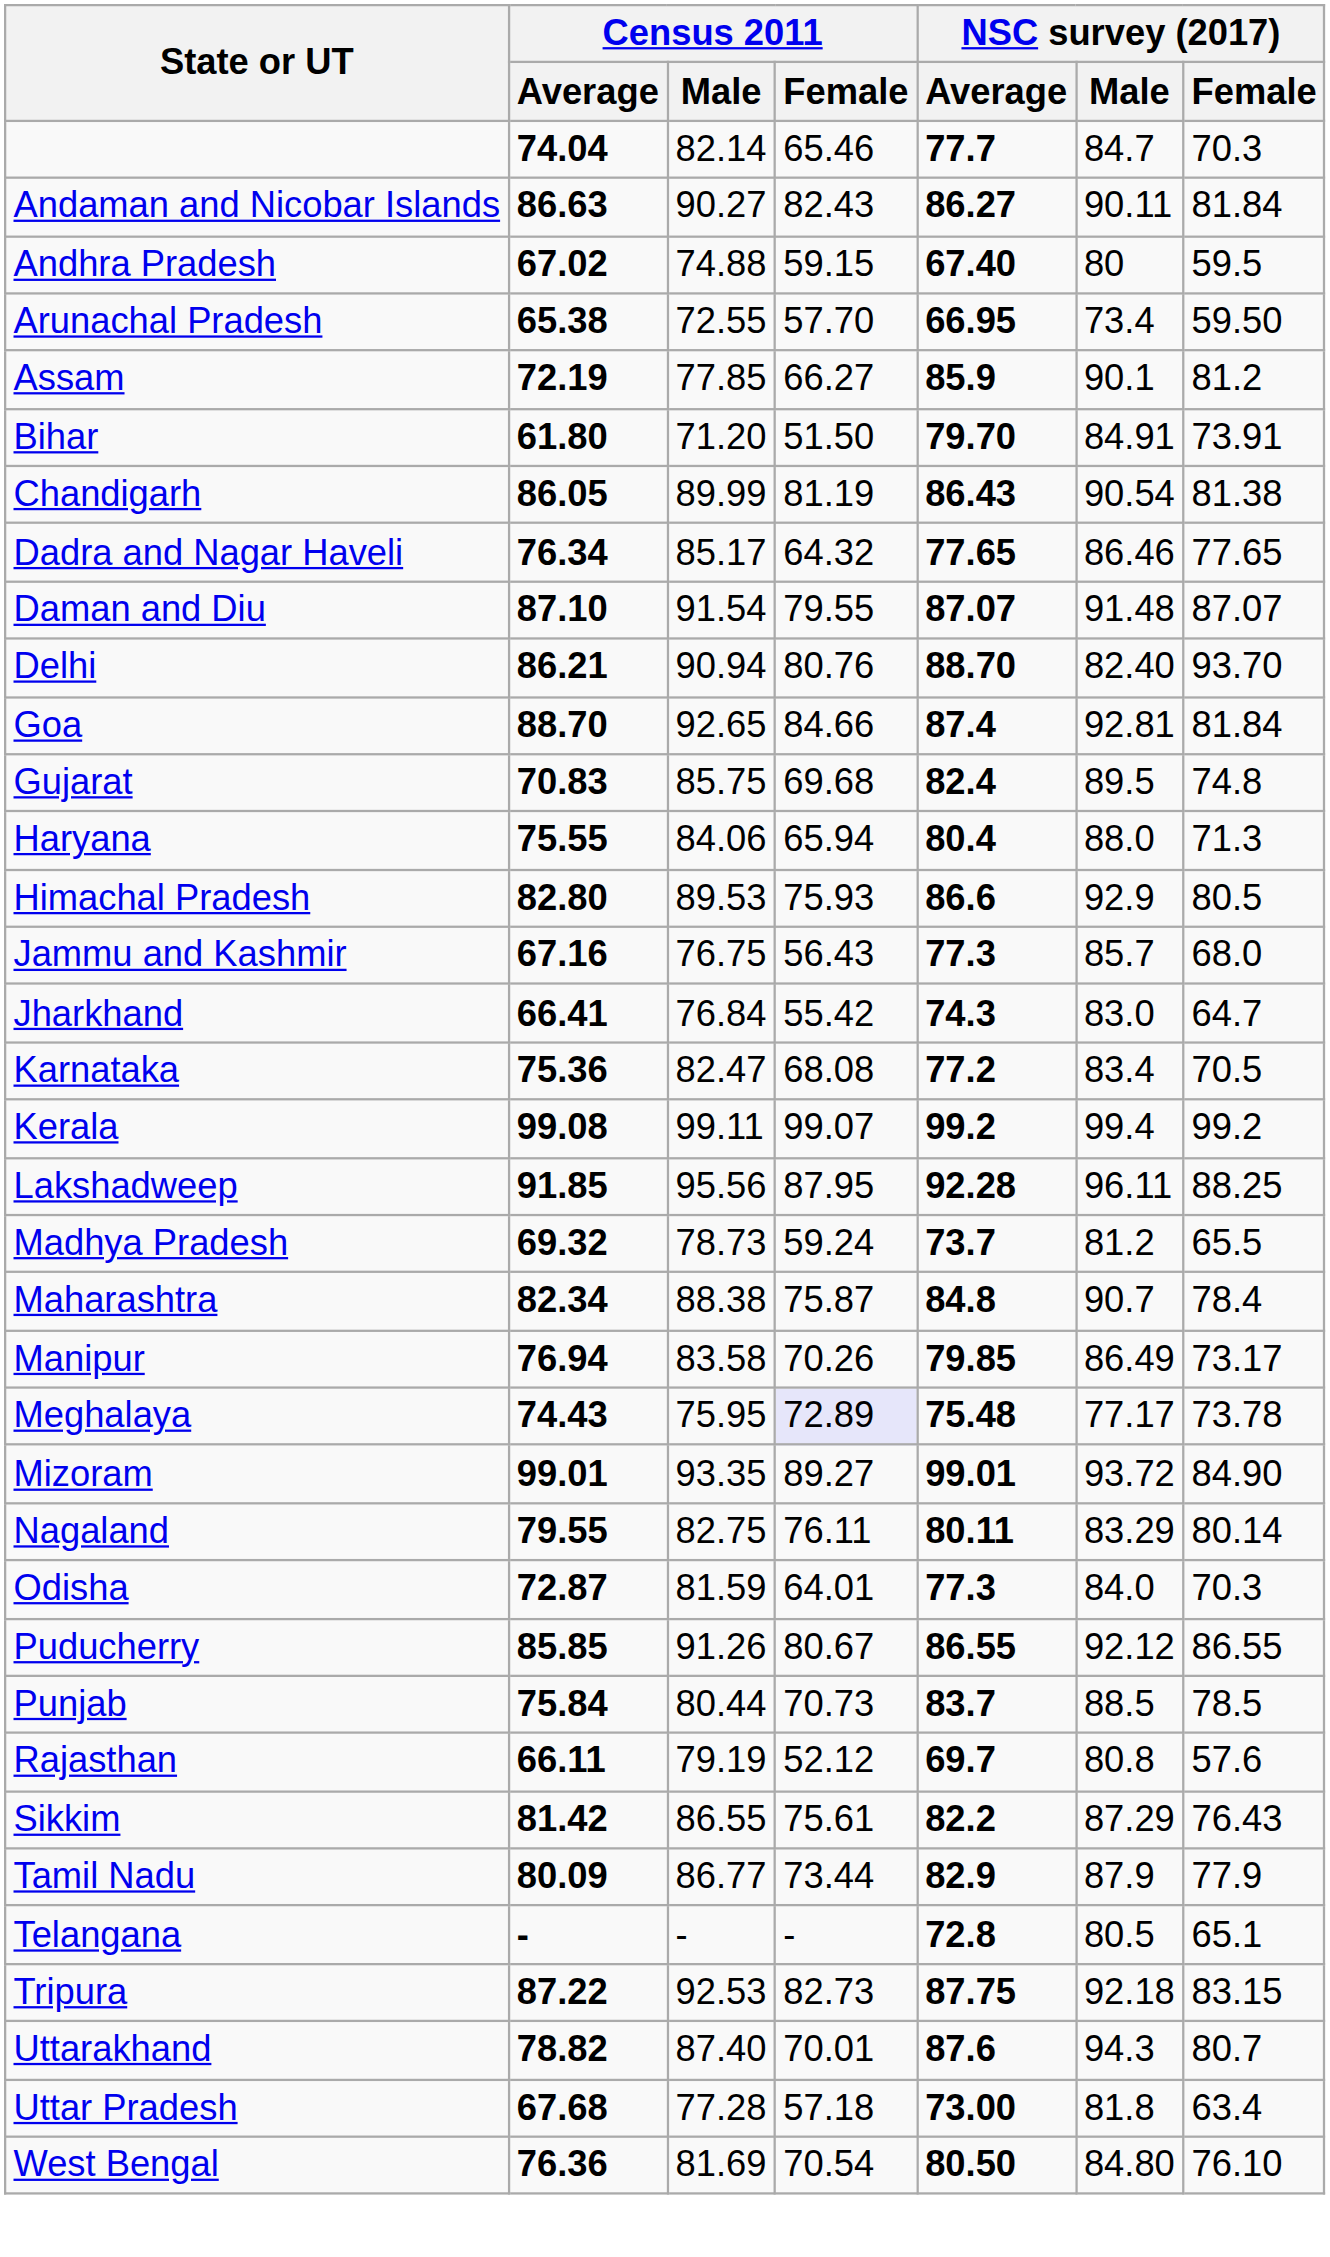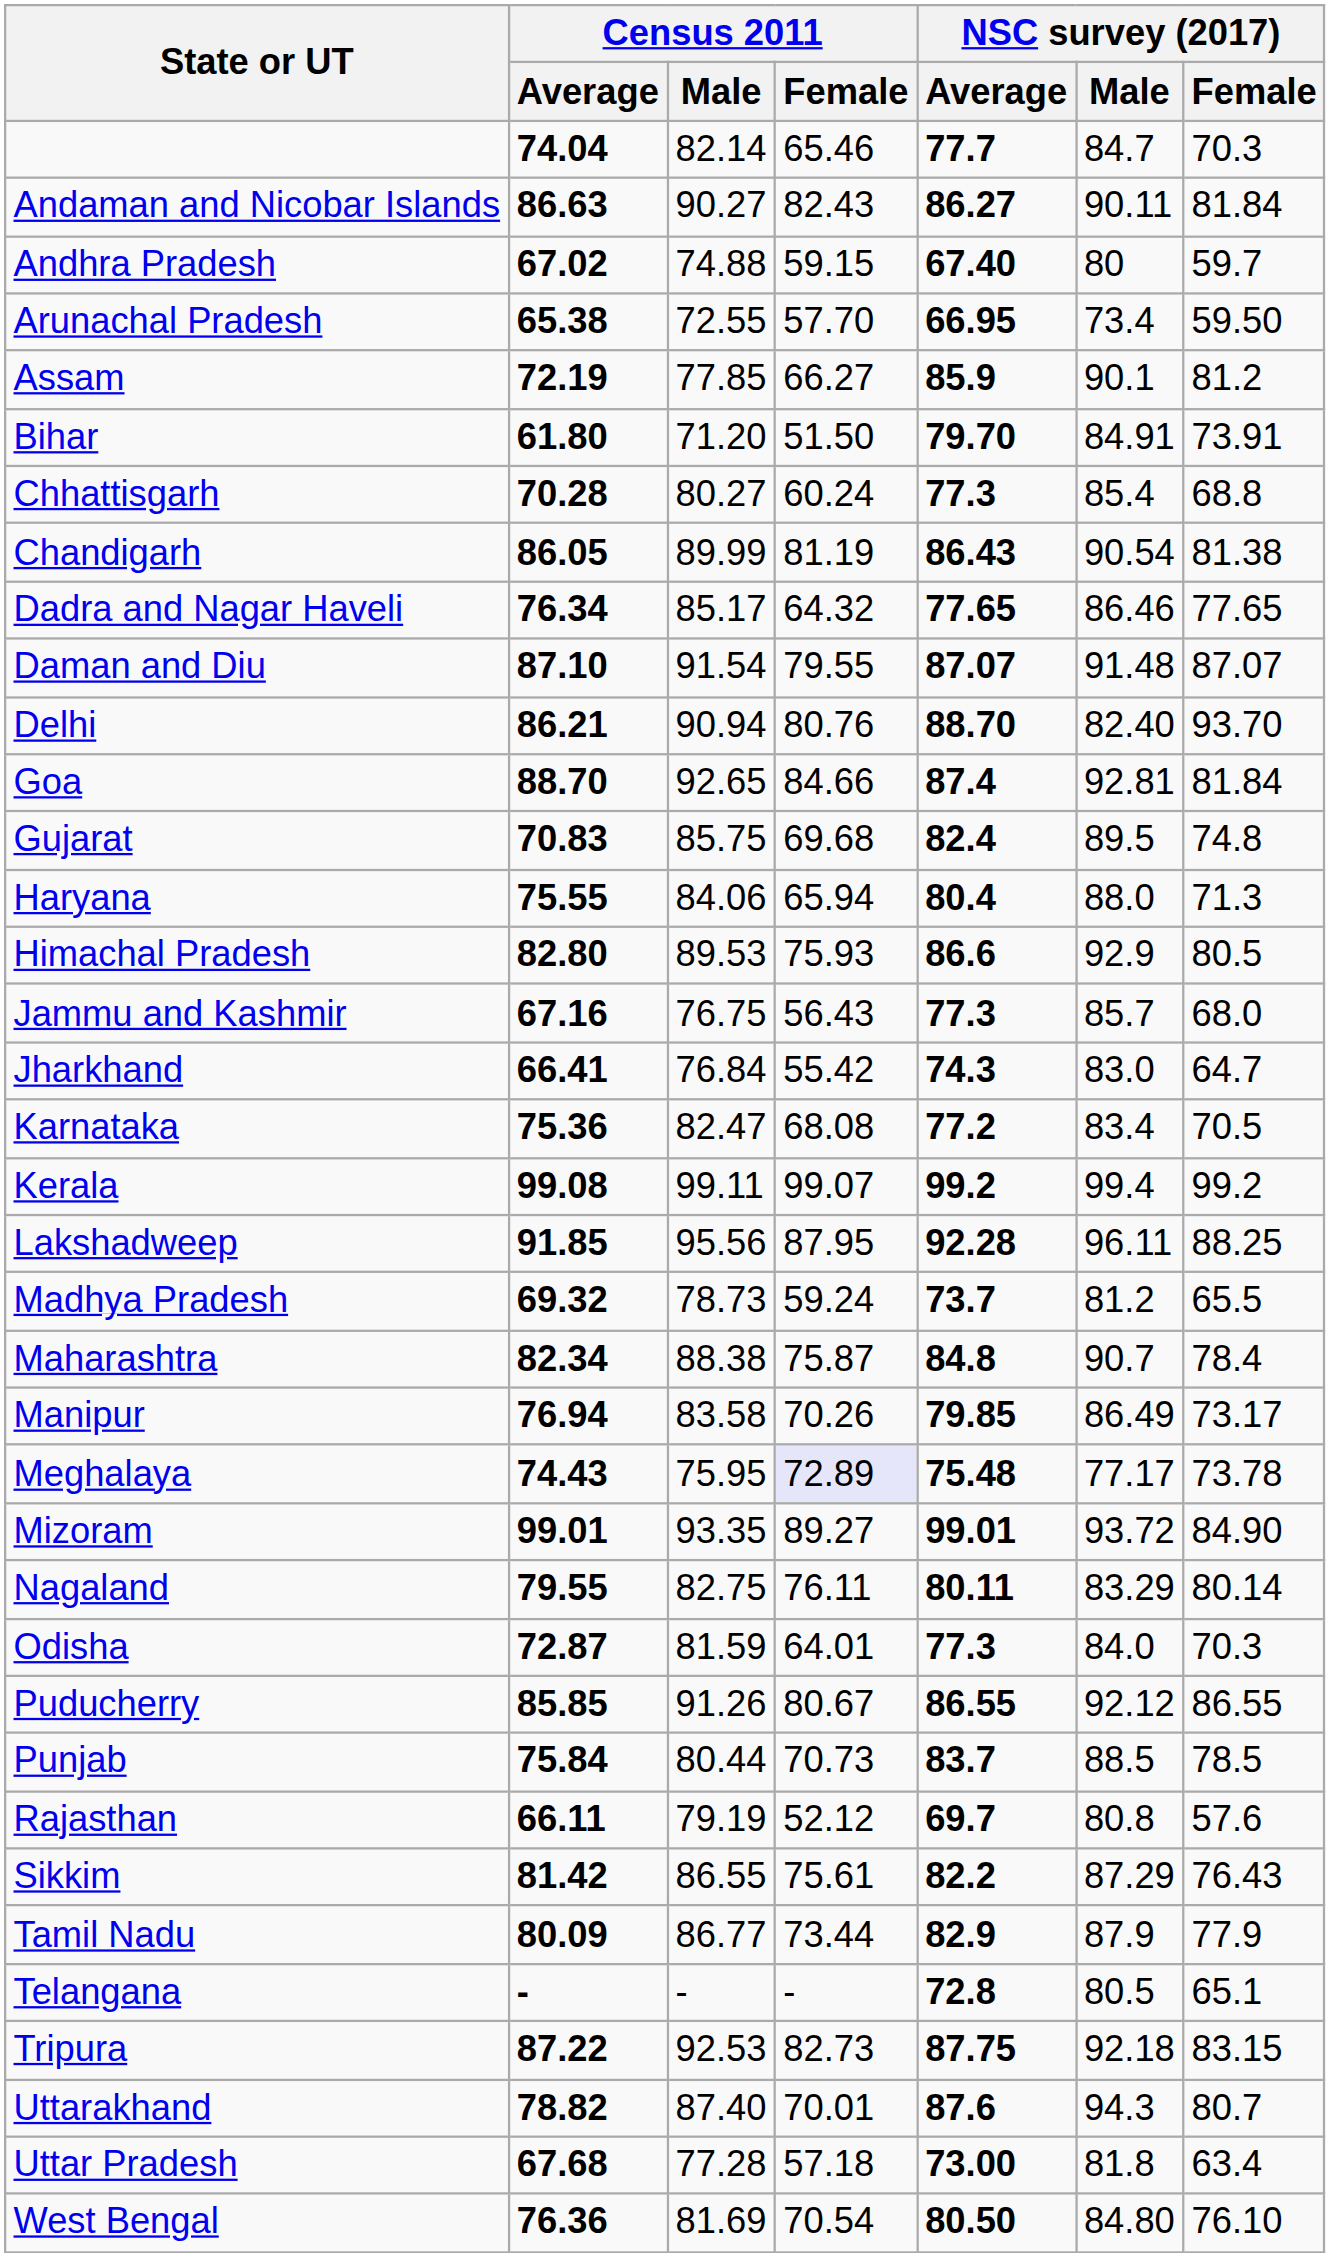(1227, 263) 59.5 -> (1227, 263) 59.7
+ row: (116, 494)
